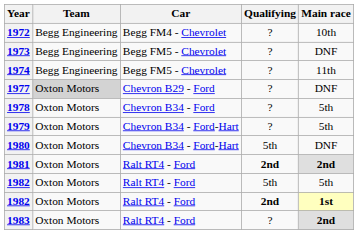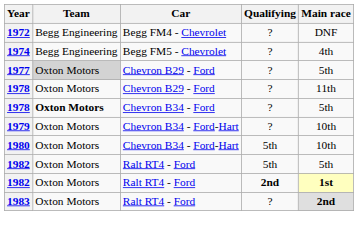(326, 33) 10th -> (326, 33) DNF
- row: (18, 51)
(326, 70) 11th -> (326, 51) 4th
(326, 89) DNF -> (326, 70) 5th
+ row: (18, 89)
(67, 108) normal -> (69, 108) bold
(326, 126) 5th -> (326, 126) 10th
(326, 145) DNF -> (326, 145) 10th
- row: (18, 164)
